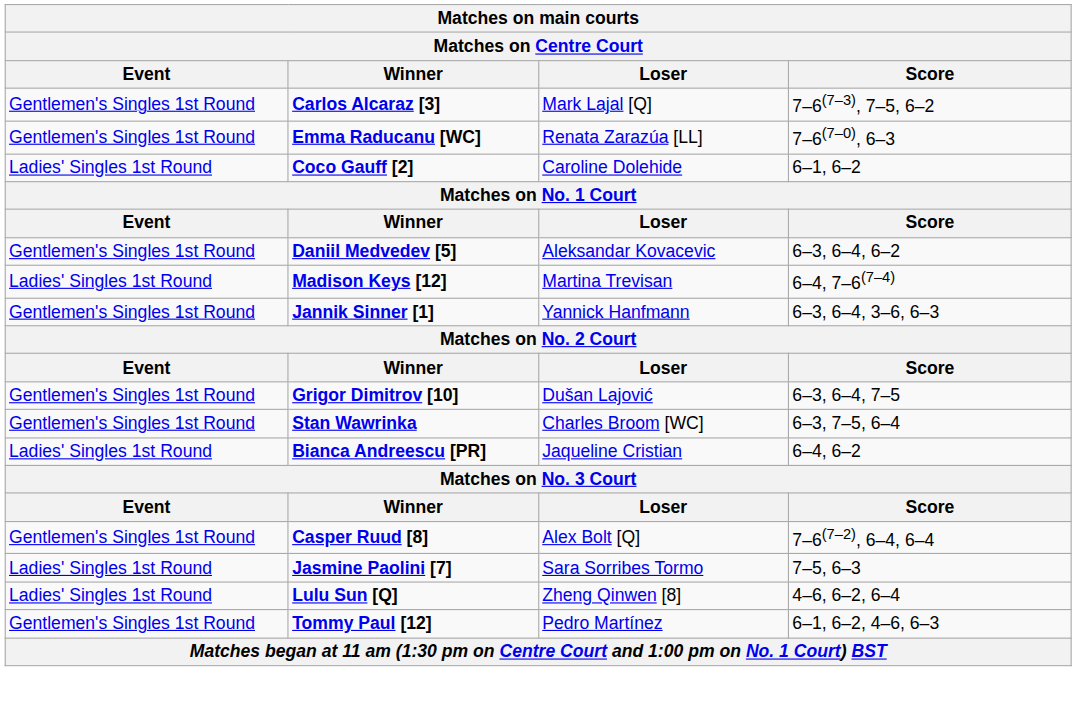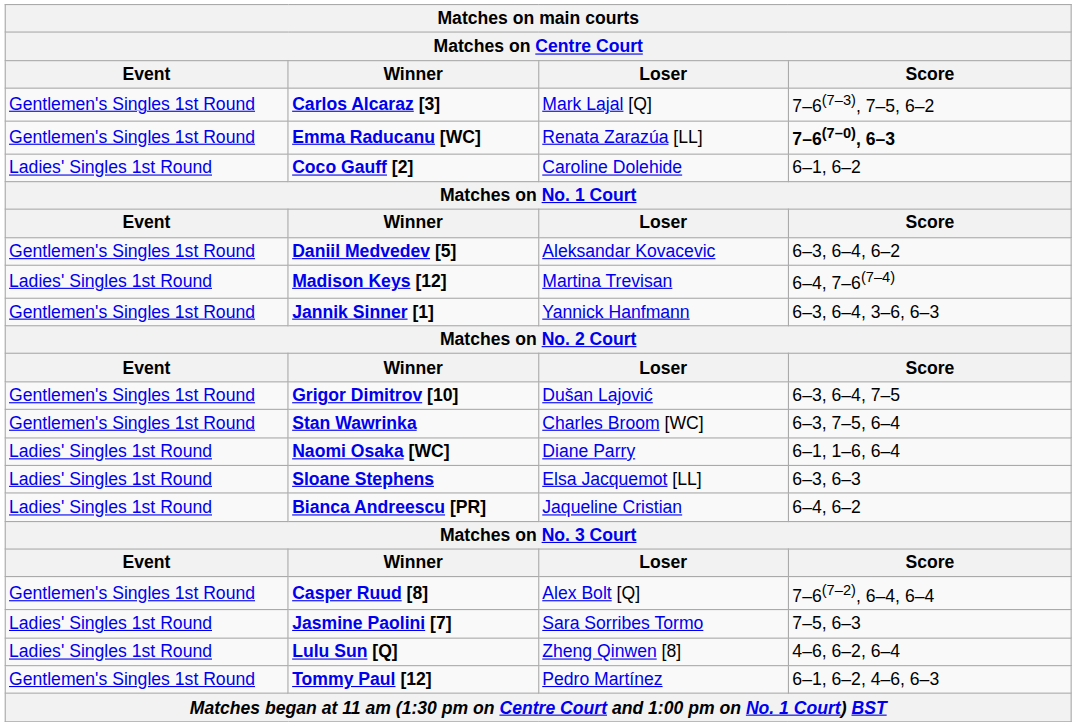(844, 137) normal -> (844, 137) bold
+ row: (371, 451)
+ row: (363, 479)
